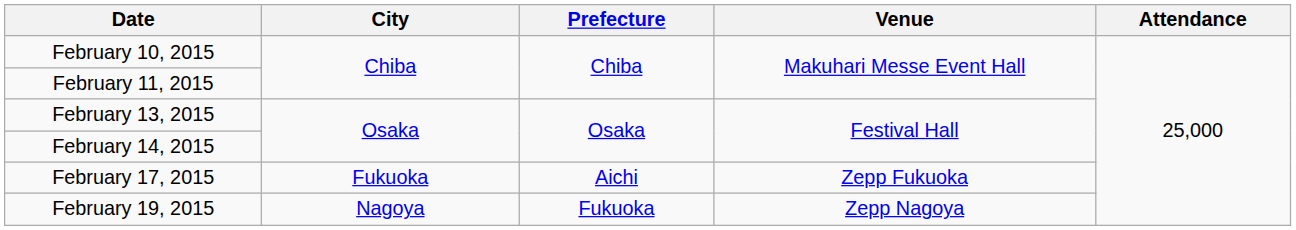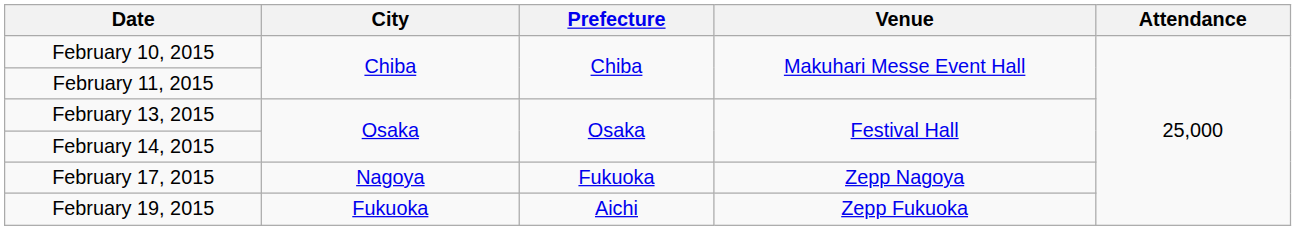(390, 177) Fukuoka -> (390, 177) Nagoya
(616, 177) Aichi -> (616, 177) Fukuoka
(905, 177) Zepp Fukuoka -> (905, 177) Zepp Nagoya
(390, 209) Nagoya -> (390, 209) Fukuoka
(616, 209) Fukuoka -> (616, 209) Aichi
(905, 209) Zepp Nagoya -> (905, 209) Zepp Fukuoka
